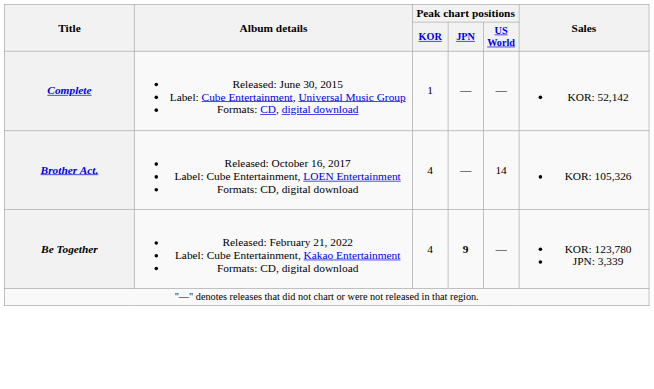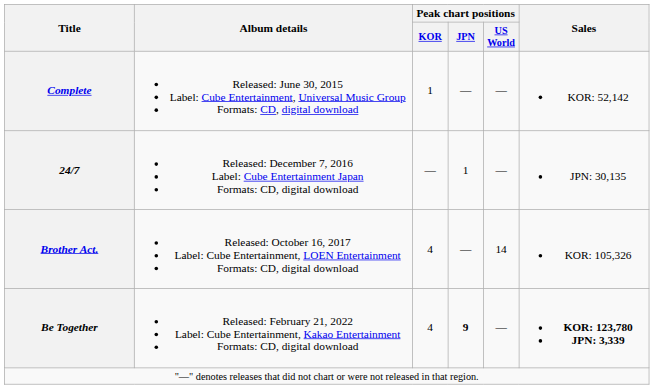+ row: (69, 170)
(584, 255) normal -> (584, 334) bold
